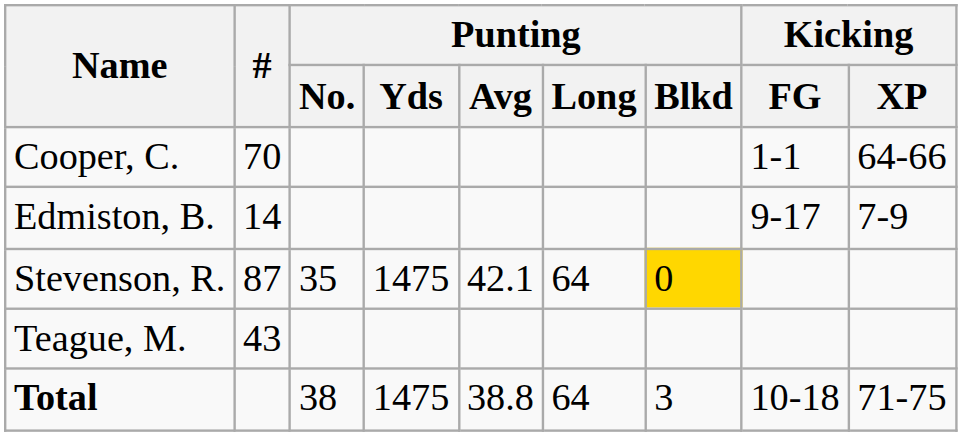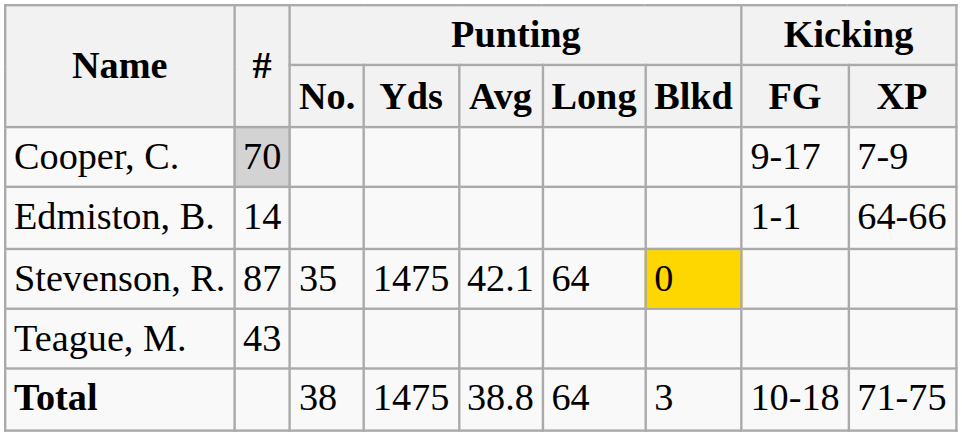(262, 156) no background -> (262, 156) lightgrey background
(776, 156) 1-1 -> (786, 156) 9-17
(902, 156) 64-66 -> (883, 156) 7-9
(786, 216) 9-17 -> (776, 216) 1-1
(883, 216) 7-9 -> (902, 216) 64-66
